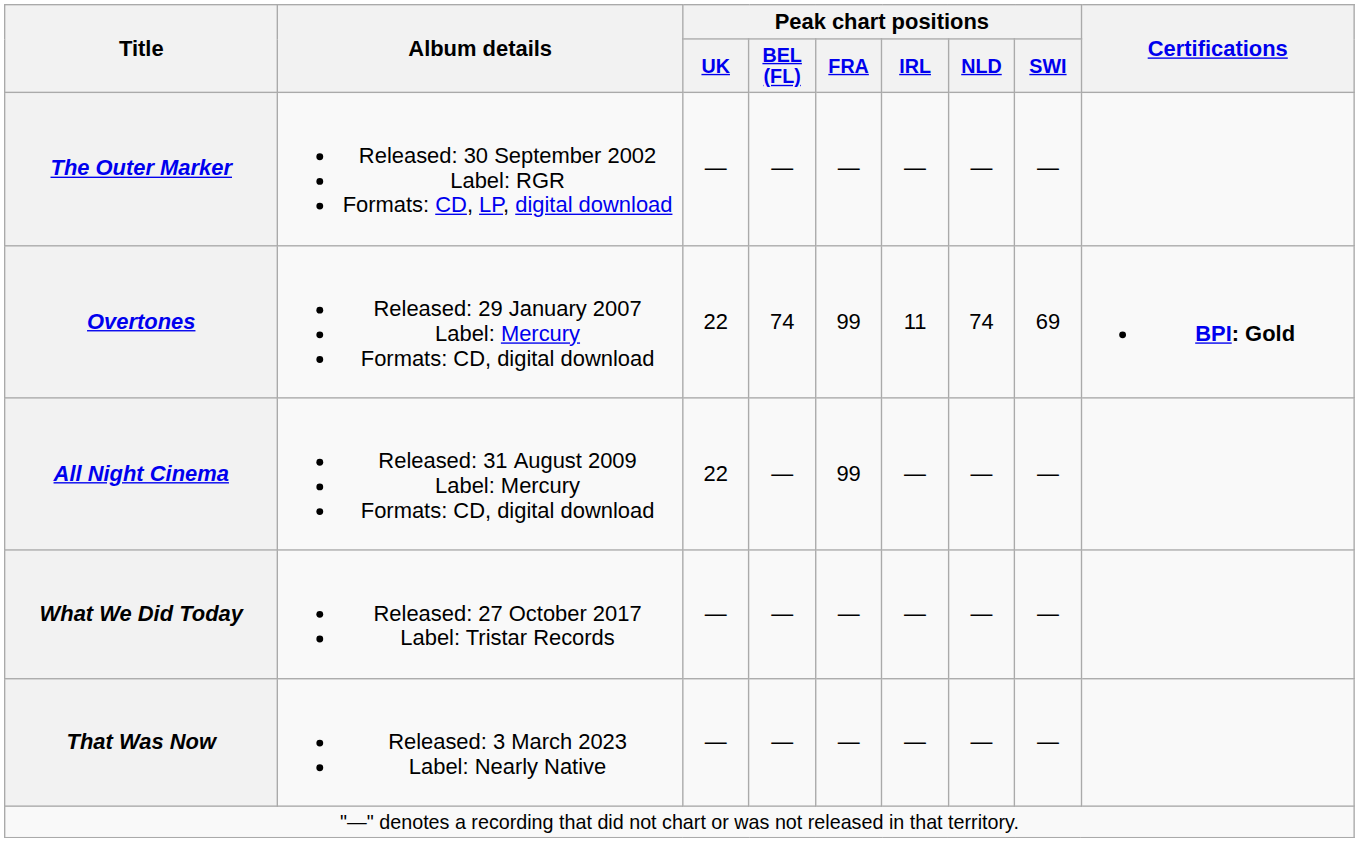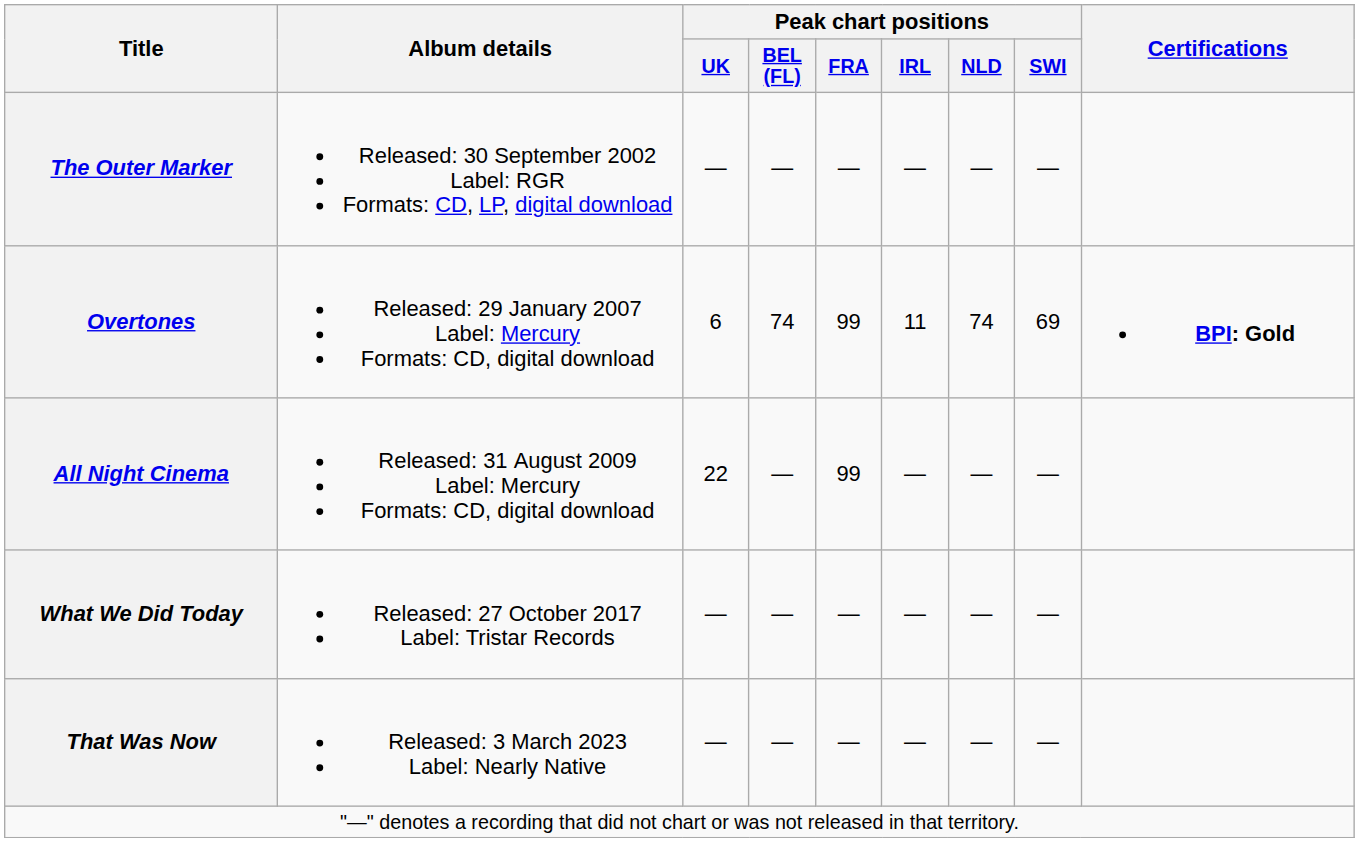(716, 321) 22 -> (716, 321) 6
